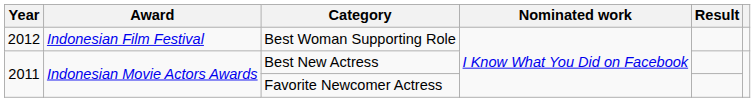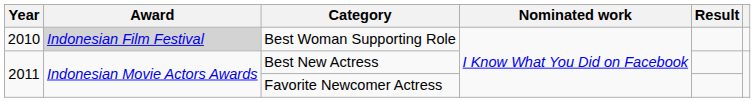(24, 39) 2012 -> (24, 39) 2010
(125, 39) no background -> (125, 39) lightgrey background
